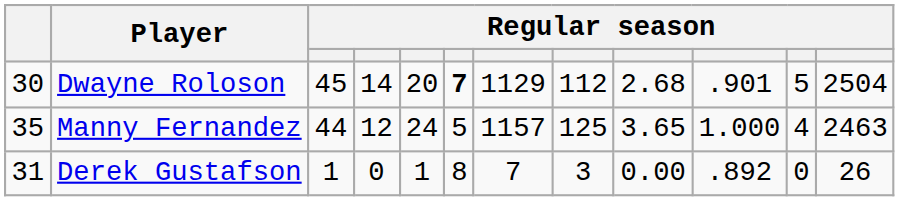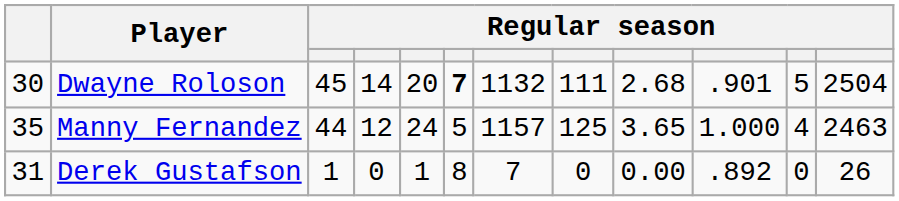(513, 84) 1129 -> (513, 84) 1132
(583, 84) 112 -> (583, 84) 111
(583, 173) 3 -> (583, 173) 0
